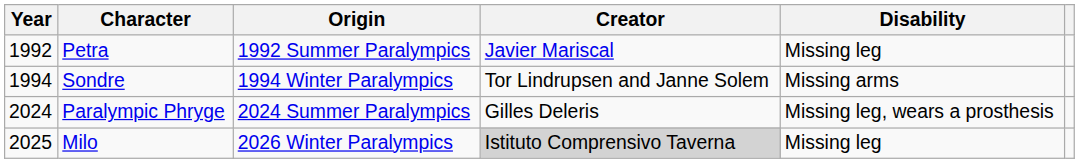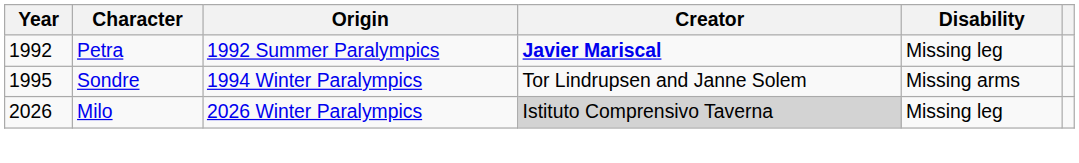(549, 50) normal -> (592, 50) bold
(31, 81) 1994 -> (31, 81) 1995
- row: (144, 111)
(31, 142) 2025 -> (31, 111) 2026
